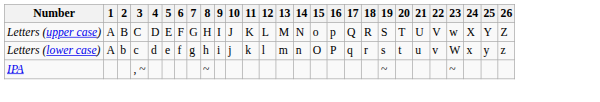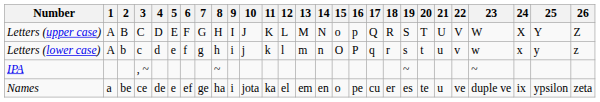(454, 32) w -> (477, 32) W
(455, 50) W -> (476, 50) w
+ row: (23, 87)
